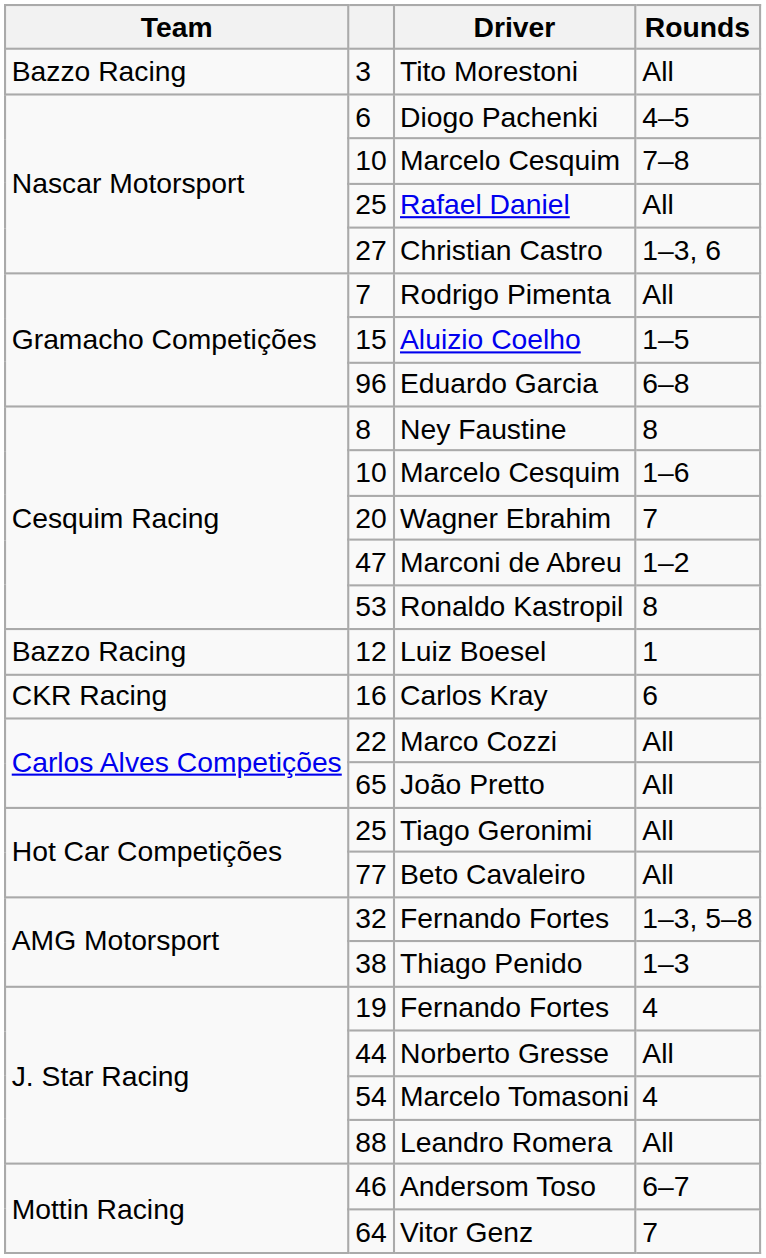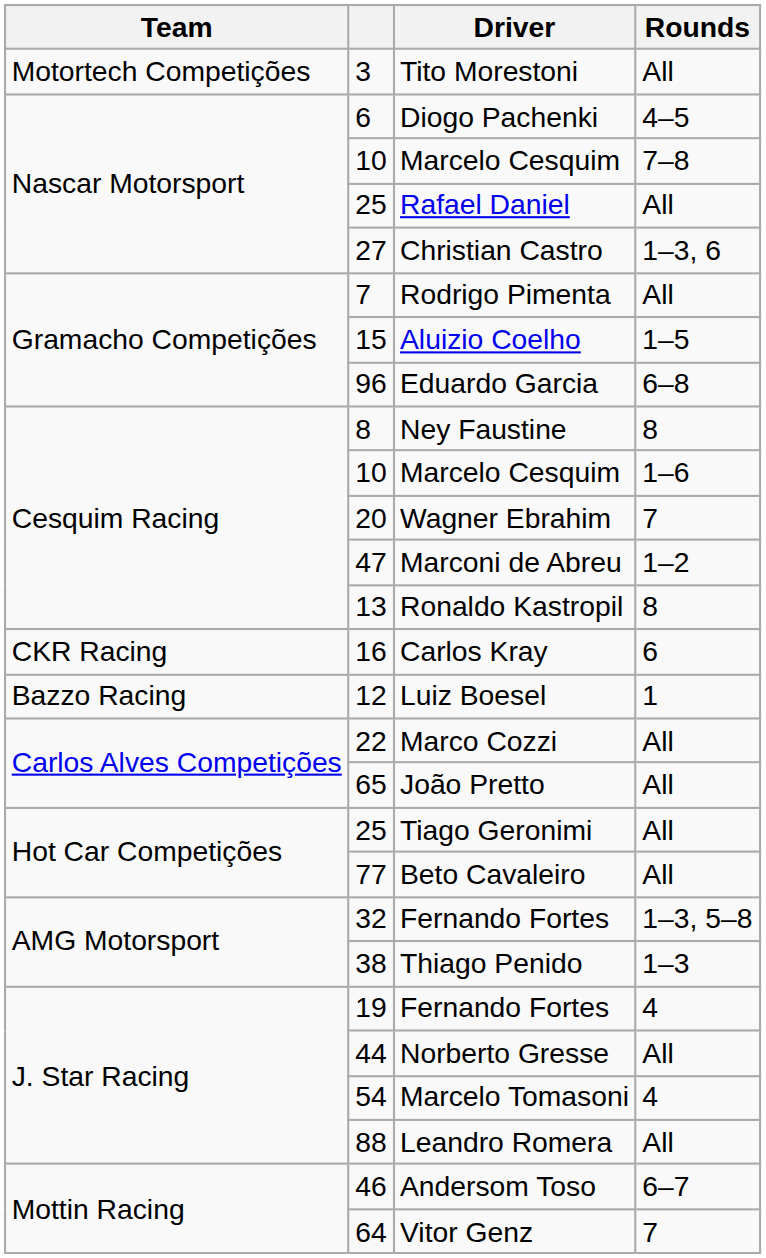(99, 72) Bazzo Racing -> (161, 72) Motortech Competições
(371, 607) 53 -> (371, 607) 13
rows swapped: (473, 651) <-> (474, 696)
